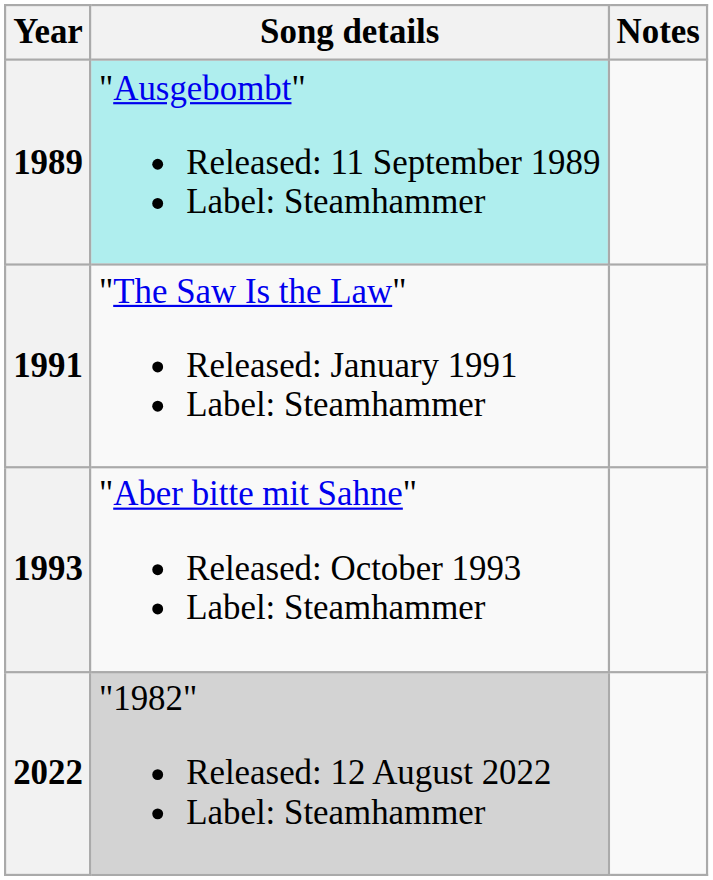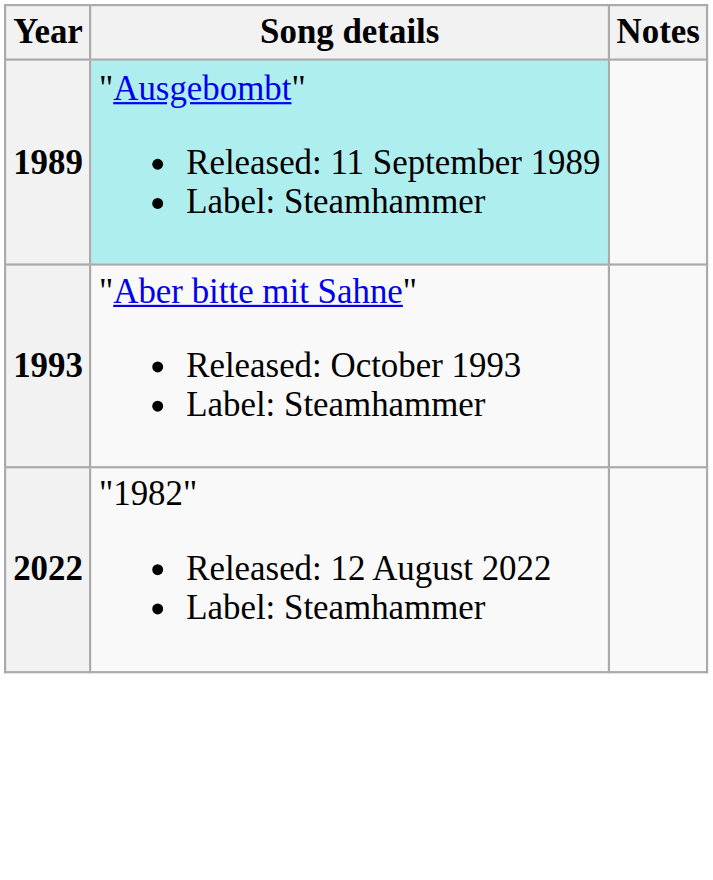- row: (48, 365)
(350, 755) lightgrey background -> (350, 552) no background
